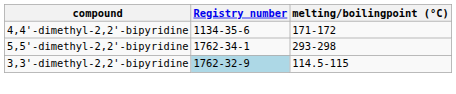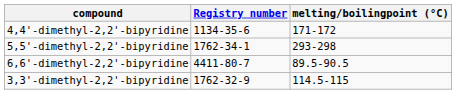+ row: (98, 64)
(222, 64) lightblue background -> (222, 81) no background
